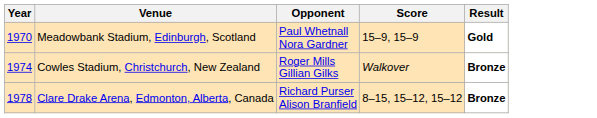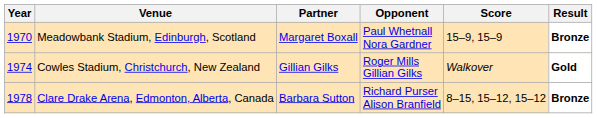+ column: (318, 14)
(480, 38) Gold -> (570, 38) Bronze
(486, 68) Bronze -> (564, 68) Gold
